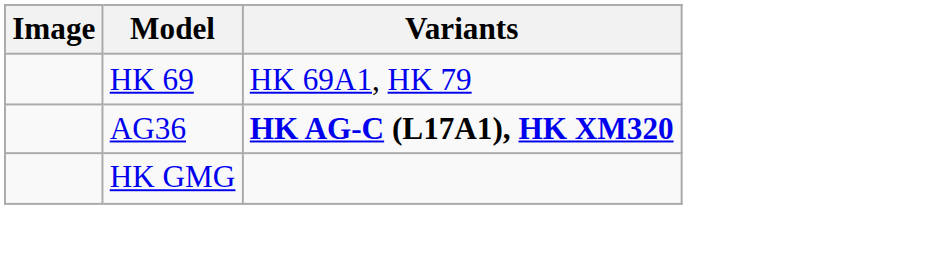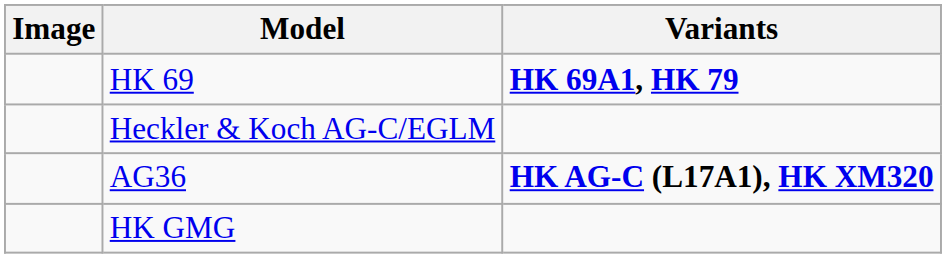(361, 78) normal -> (624, 78) bold
+ row: (303, 128)
